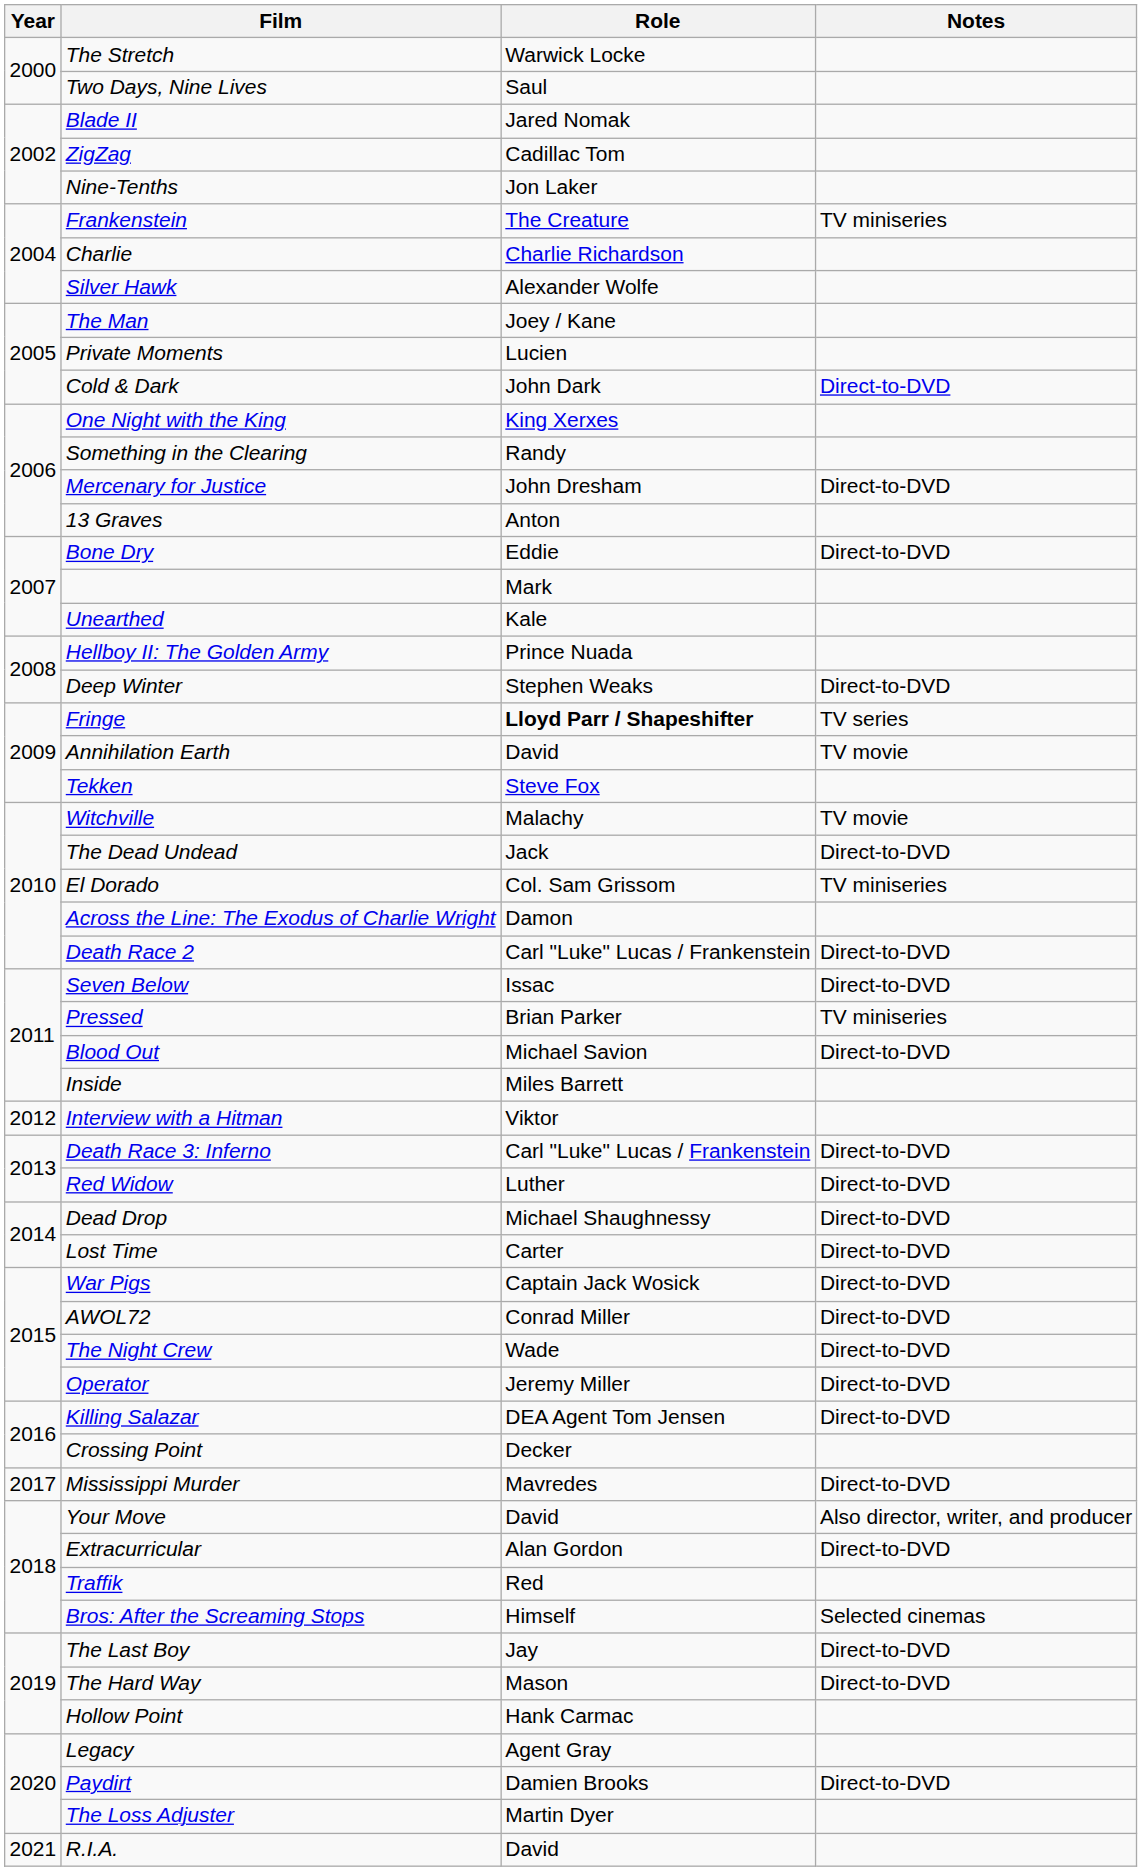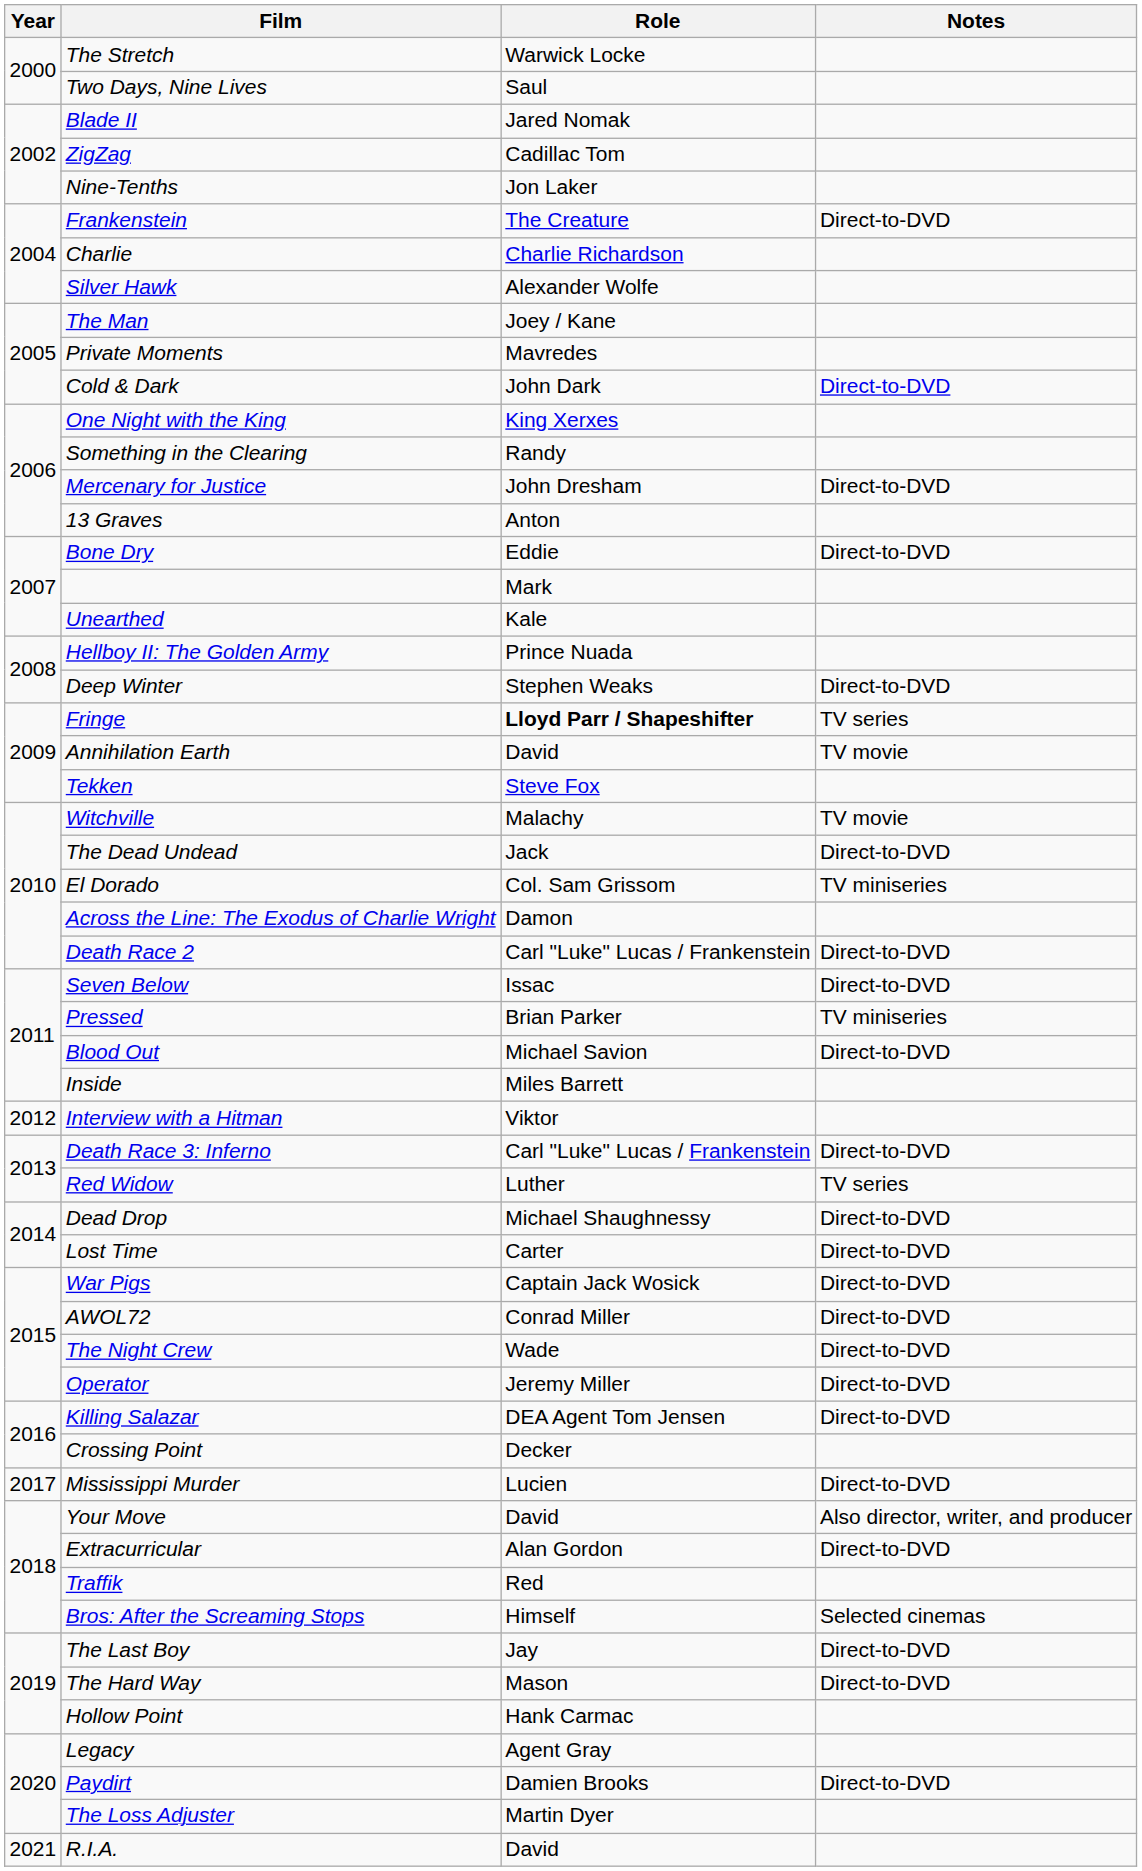(883, 220) TV miniseries -> (885, 220) Direct-to-DVD
(536, 353) Lucien -> (551, 353) Mavredes
(885, 1184) Direct-to-DVD -> (864, 1184) TV series
(551, 1483) Mavredes -> (536, 1483) Lucien
